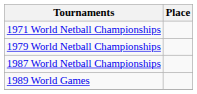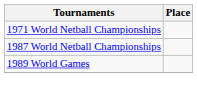- row: (84, 47)
